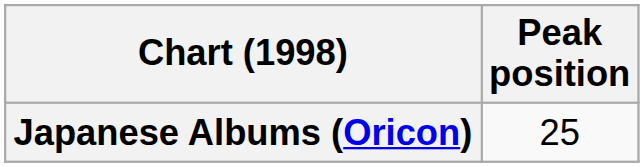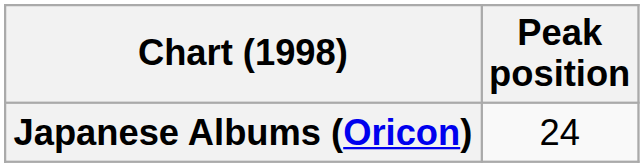(560, 131) 25 -> (560, 131) 24
